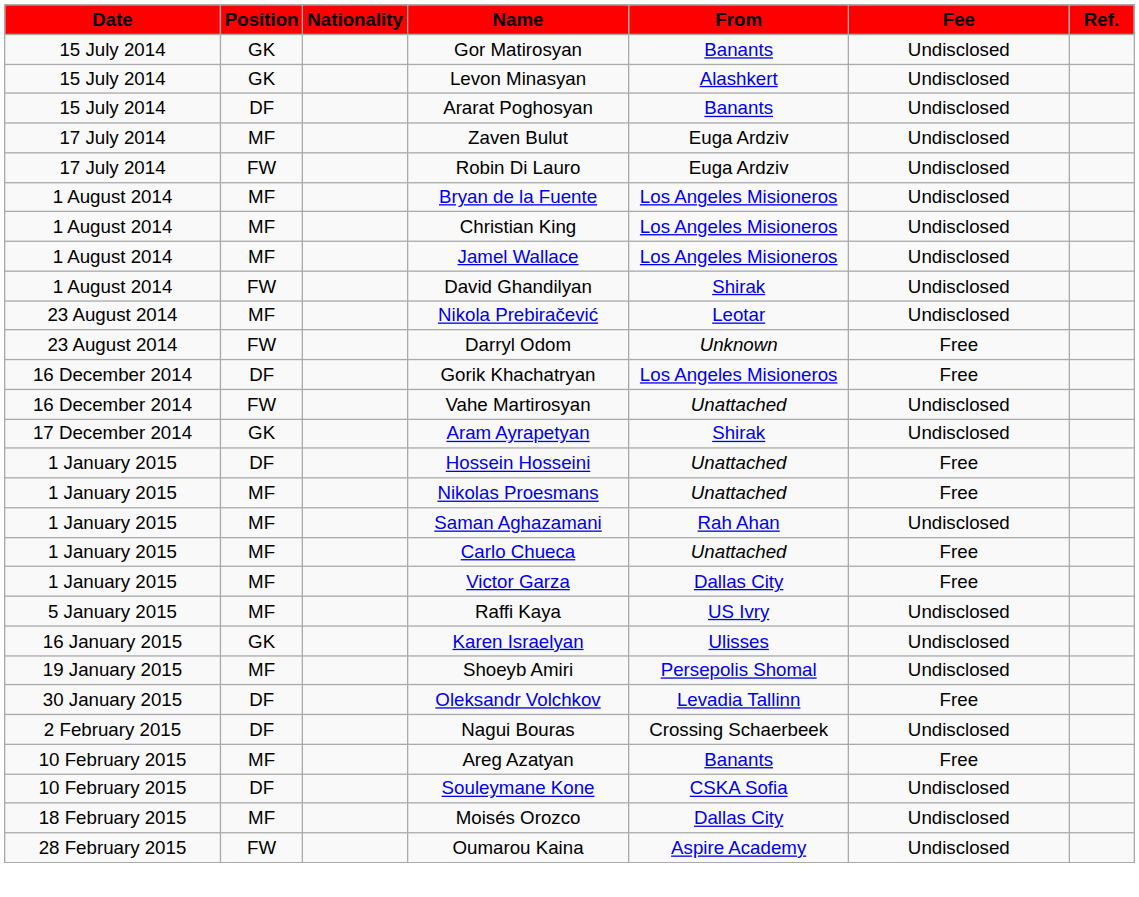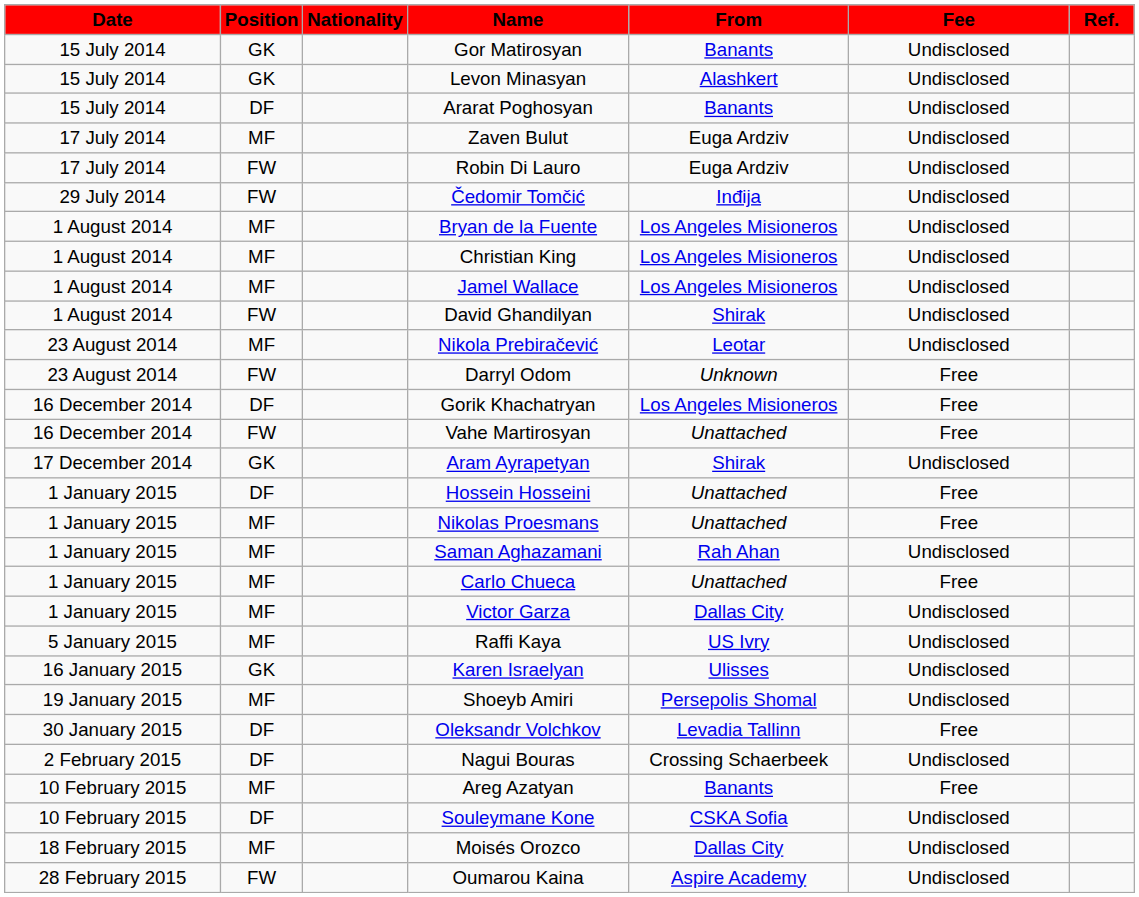+ row: (518, 197)
(959, 404) Undisclosed -> (959, 434) Free
(959, 582) Free -> (959, 611) Undisclosed
